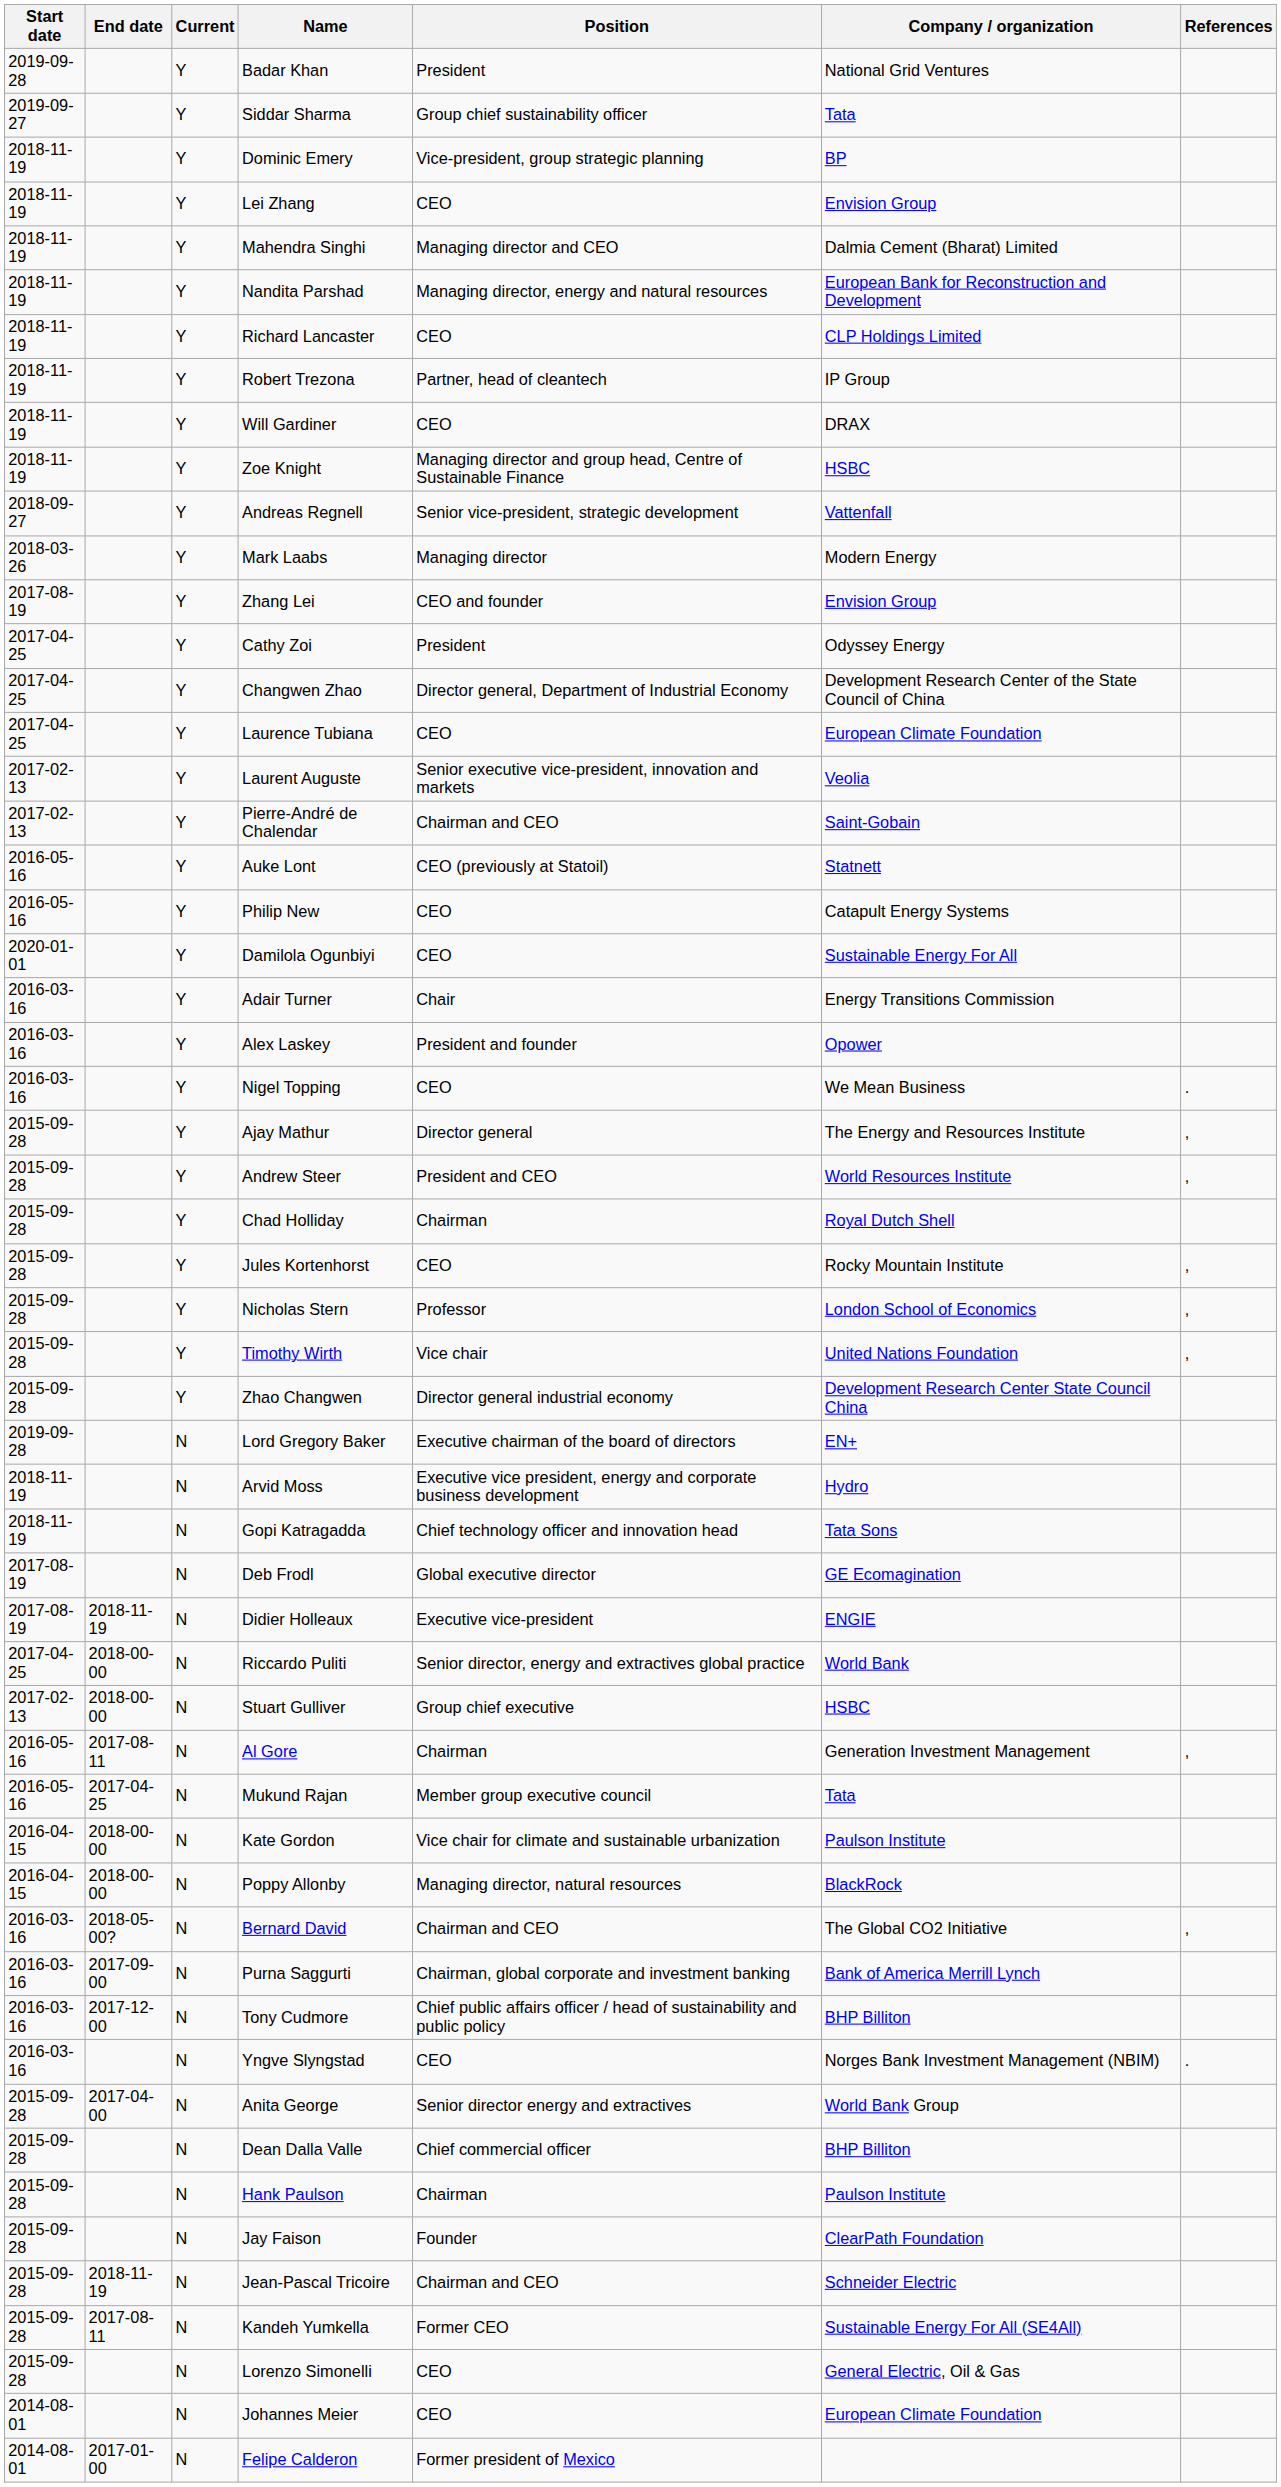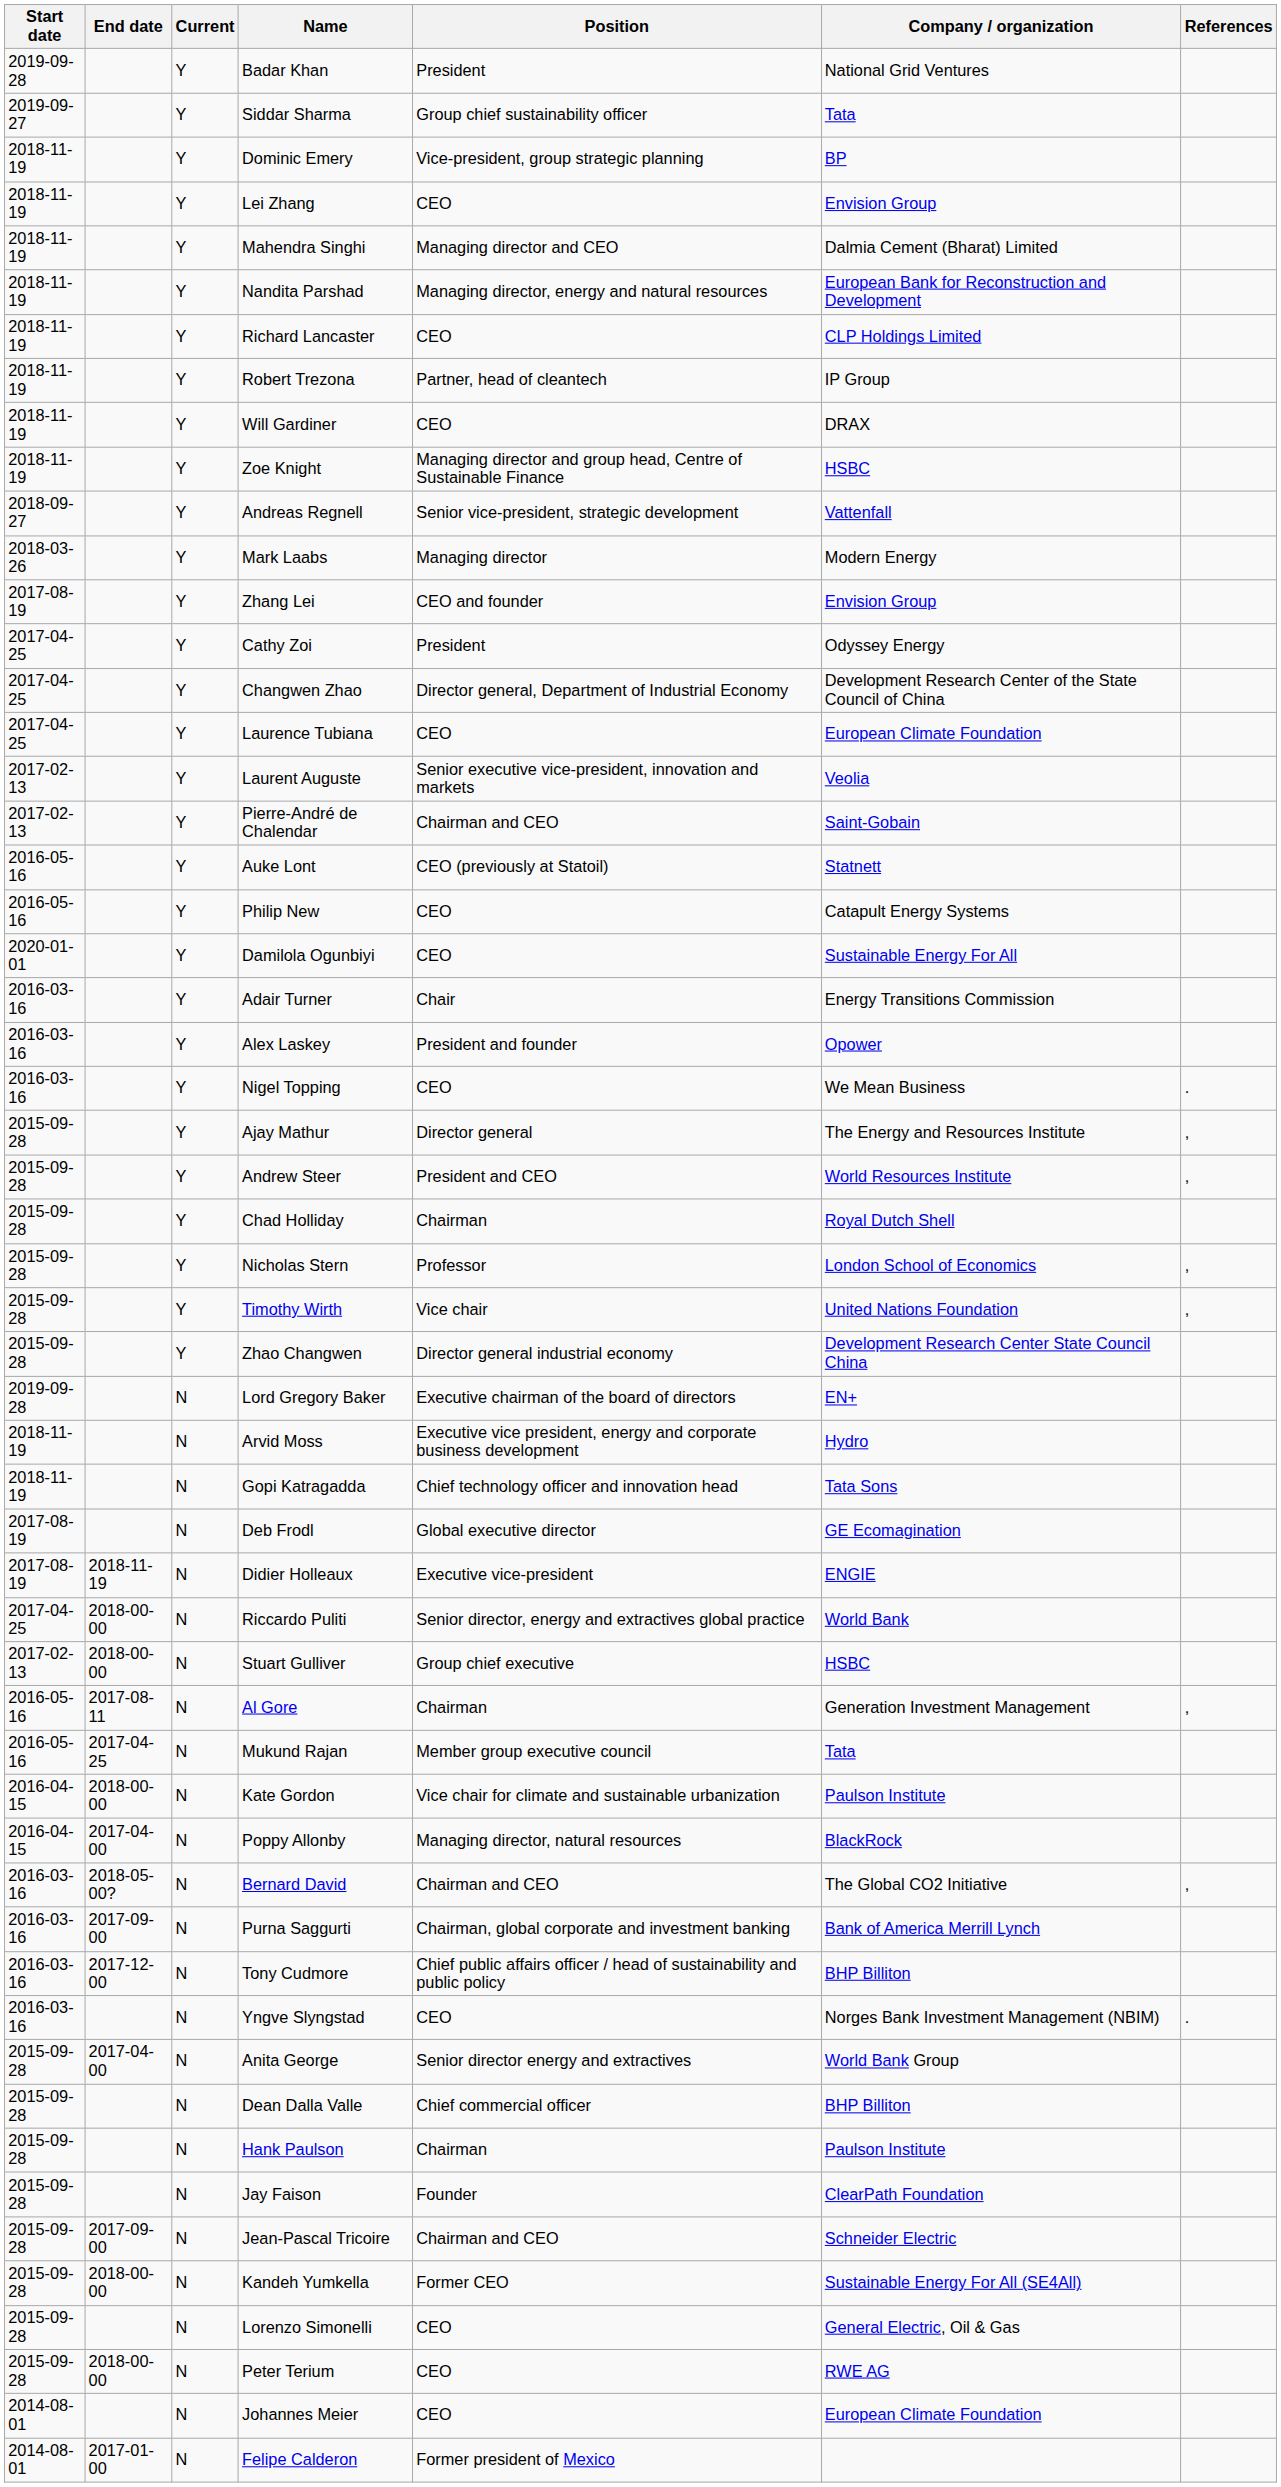- row: (306, 1265)
(121, 1884) 2018-00-00 -> (121, 1840) 2017-04-00
(121, 2282) 2018-11-19 -> (121, 2238) 2017-09-00
(121, 2327) 2017-08-11 -> (121, 2282) 2018-00-00
+ row: (288, 2371)
